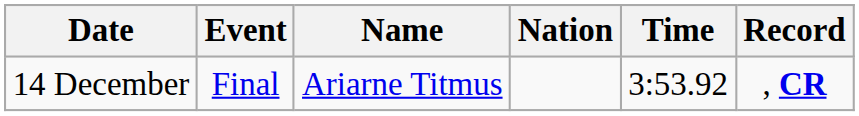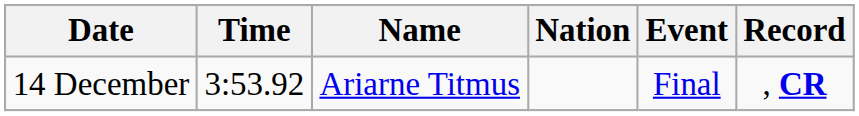columns swapped: (246, 30) <-> (678, 30)
